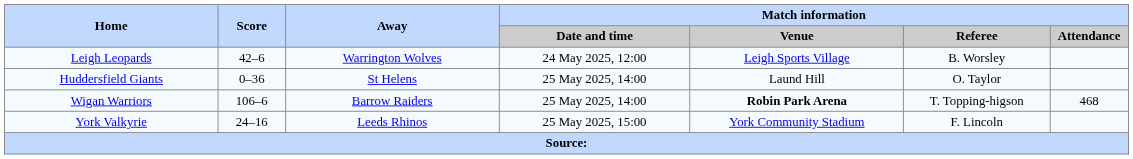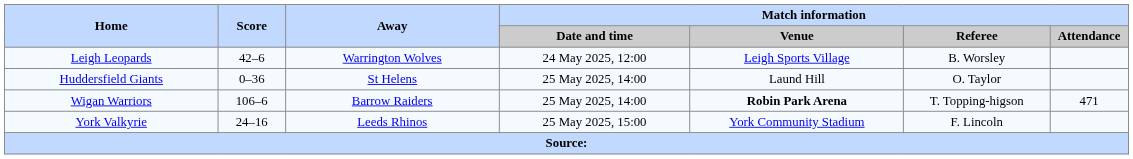(1089, 100) 468 -> (1089, 100) 471
